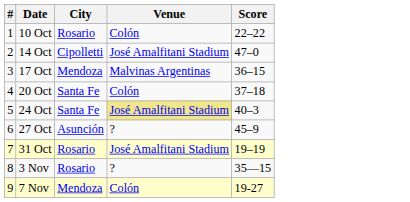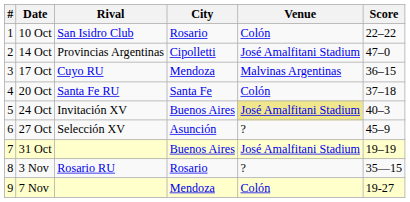+ column: (111, 14)
(78, 110) Santa Fe -> (202, 110) Buenos Aires
(76, 149) Rosario -> (202, 149) Buenos Aires
